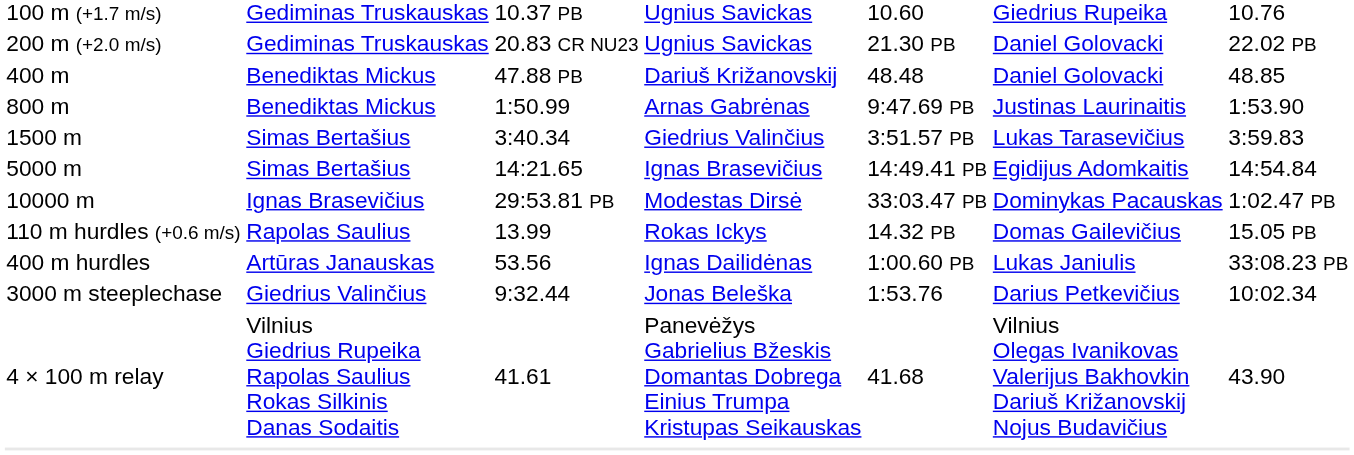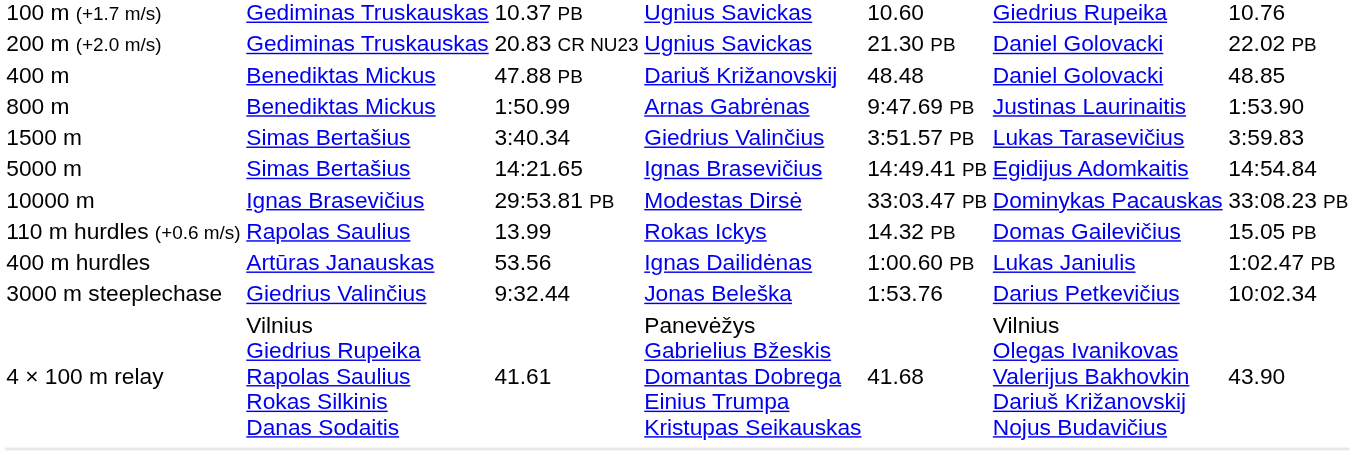(1282, 200) 1:02.47 PB -> (1288, 200) 33:08.23 PB
(1288, 262) 33:08.23 PB -> (1282, 262) 1:02.47 PB
